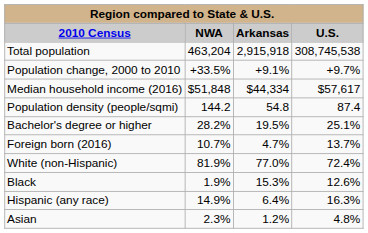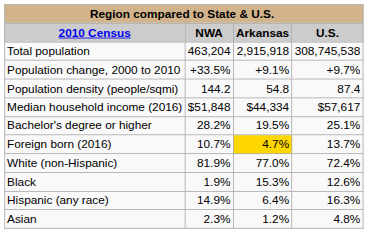rows swapped: (93, 107) <-> (95, 88)
(276, 144) no background -> (276, 144) gold background
